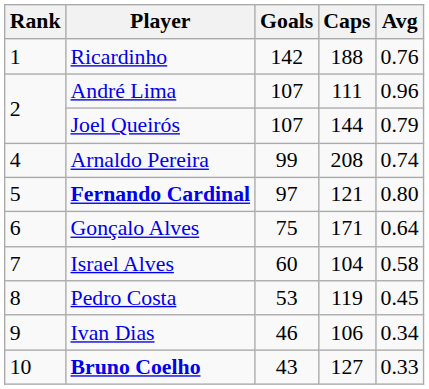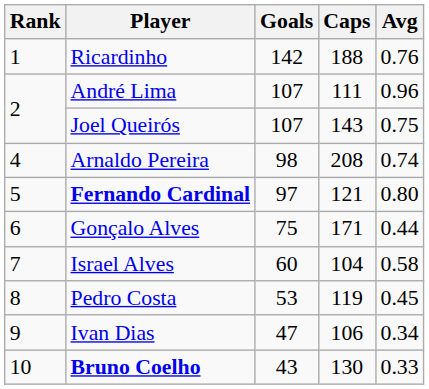(347, 125) 144 -> (347, 125) 143
(400, 125) 0.79 -> (400, 125) 0.75
(287, 159) 99 -> (287, 159) 98
(400, 228) 0.64 -> (400, 228) 0.44
(287, 332) 46 -> (287, 332) 47
(347, 366) 127 -> (347, 366) 130
